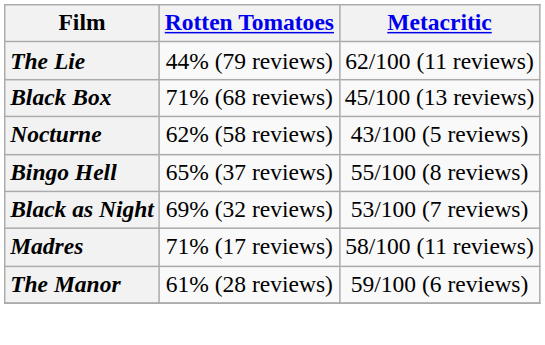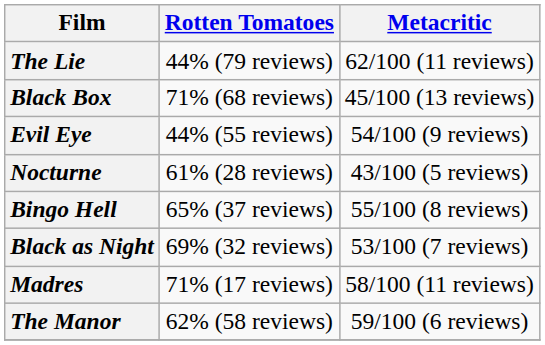+ row: (51, 135)
(249, 135) 62% (58 reviews) -> (249, 172) 61% (28 reviews)
(249, 284) 61% (28 reviews) -> (249, 321) 62% (58 reviews)
